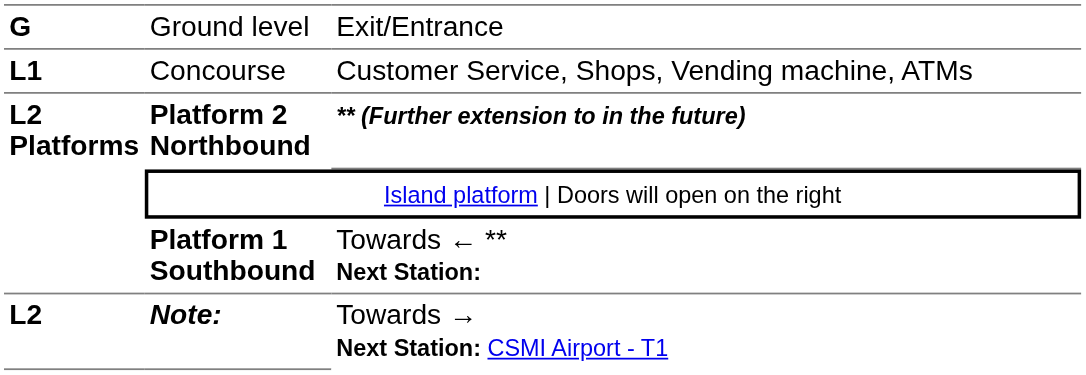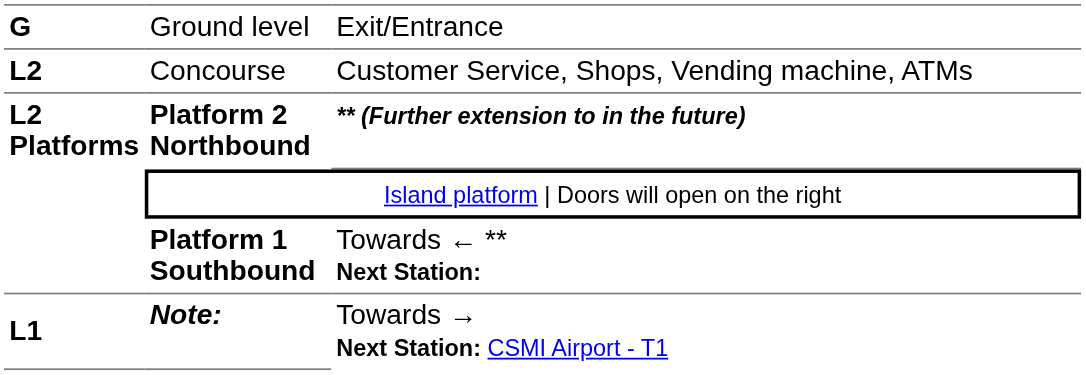(26, 70) L1 -> (26, 70) L2
(26, 315) L2 -> (26, 330) L1
